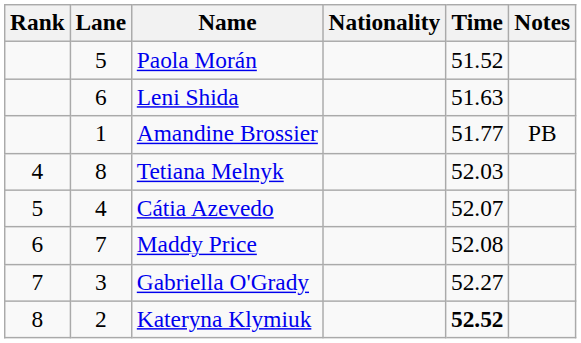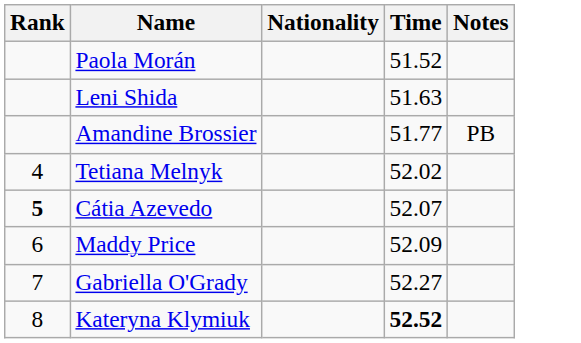- column: (101, 23)
(477, 171) 52.03 -> (416, 171) 52.02
(37, 208) normal -> (37, 208) bold
(477, 245) 52.08 -> (416, 245) 52.09
